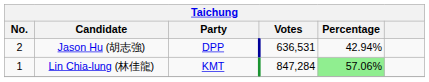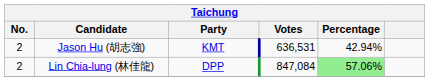(213, 48) DPP -> (213, 48) KMT
(19, 67) 1 -> (19, 67) 2
(213, 67) KMT -> (213, 67) DPP
(296, 67) 847,284 -> (296, 67) 847,084
